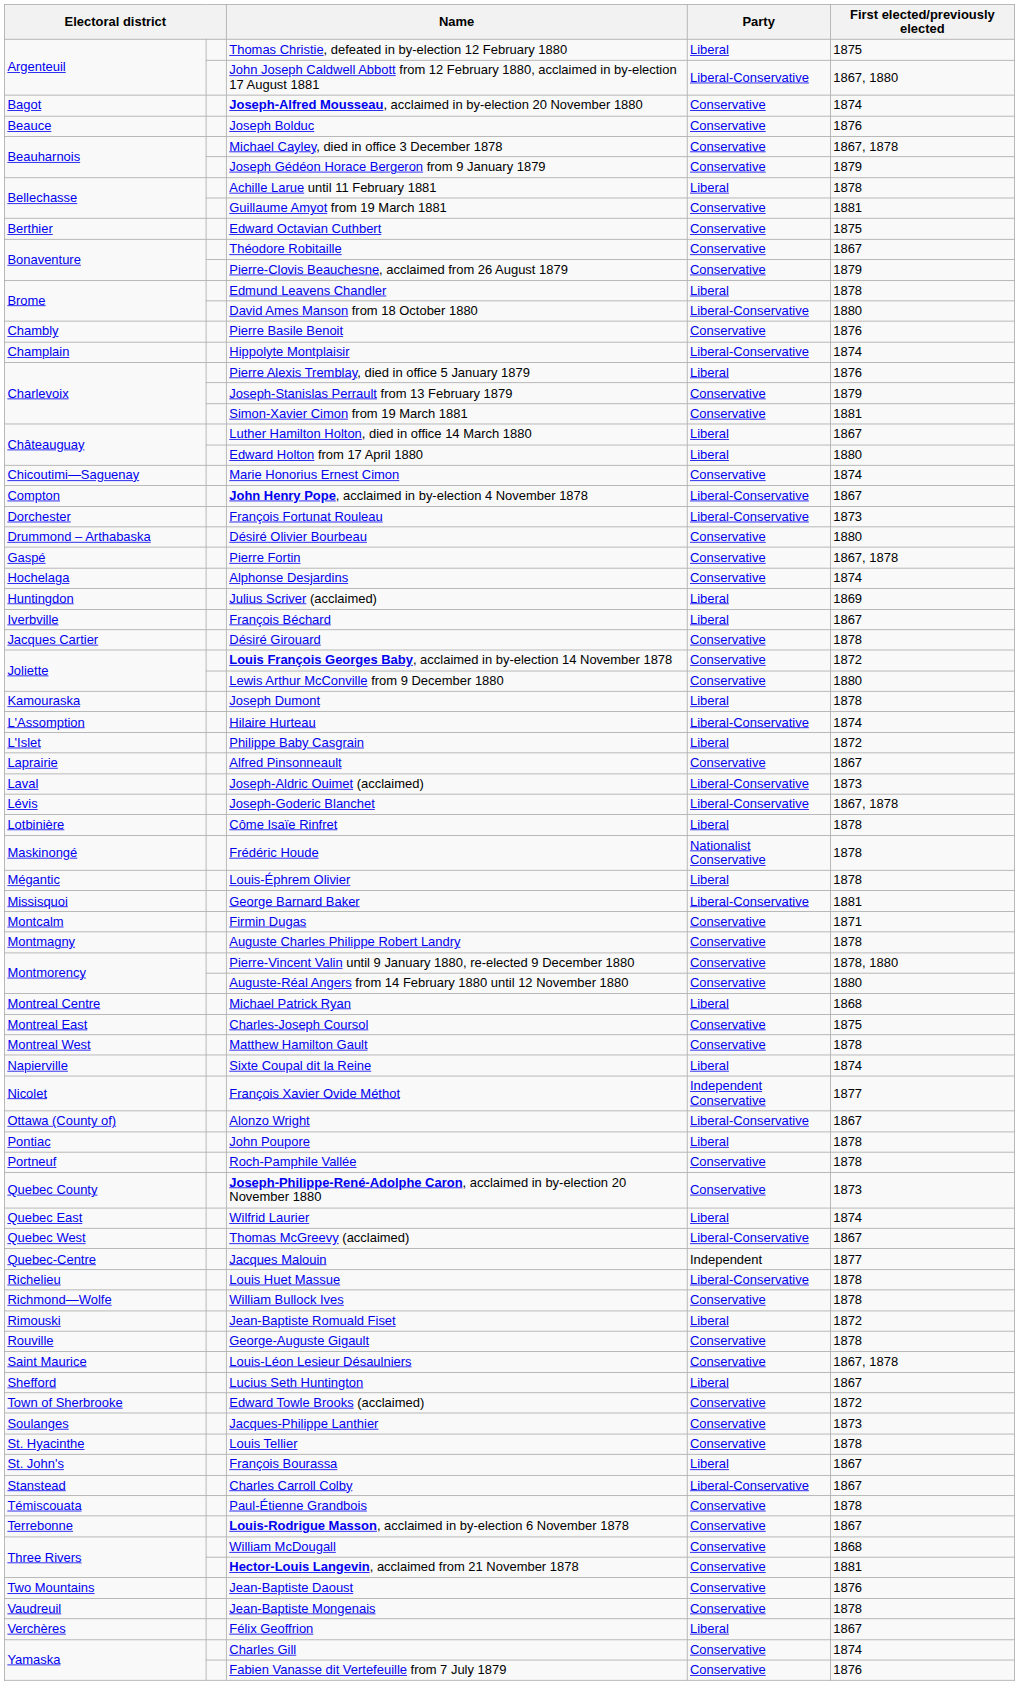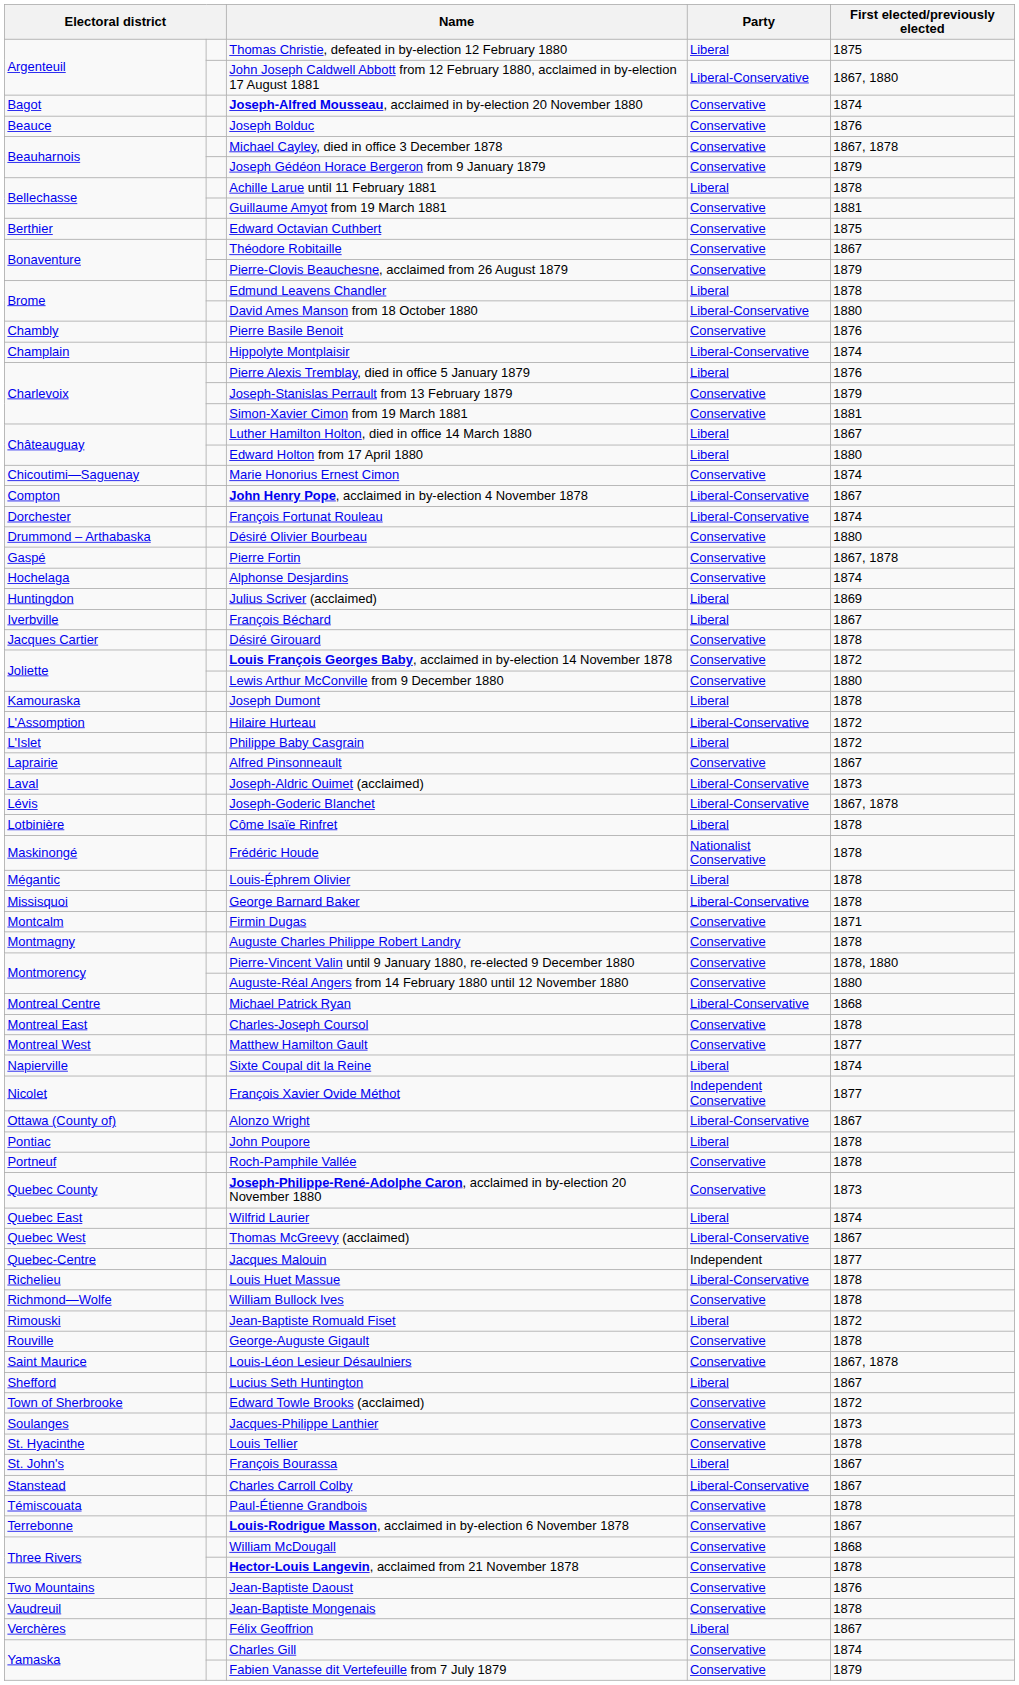(848, 516) 1873 -> (848, 516) 1874
(848, 722) 1874 -> (848, 722) 1872
(848, 901) 1881 -> (848, 901) 1878
(709, 1003) Liberal -> (749, 1003) Liberal-Conservative
(848, 1024) 1875 -> (848, 1024) 1878
(848, 1045) 1878 -> (848, 1045) 1877
(848, 1567) 1881 -> (848, 1567) 1878
(848, 1670) 1876 -> (848, 1670) 1879
